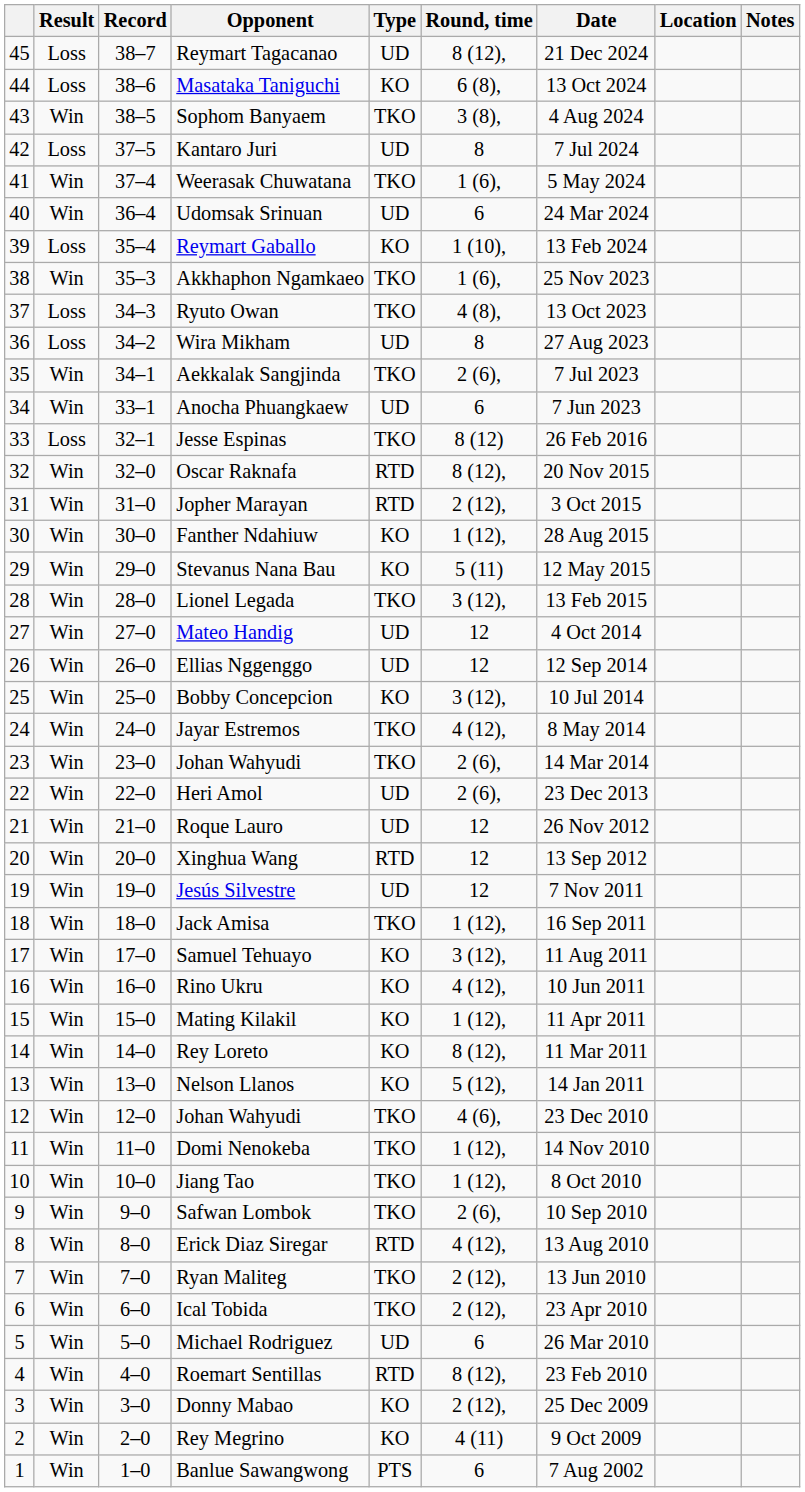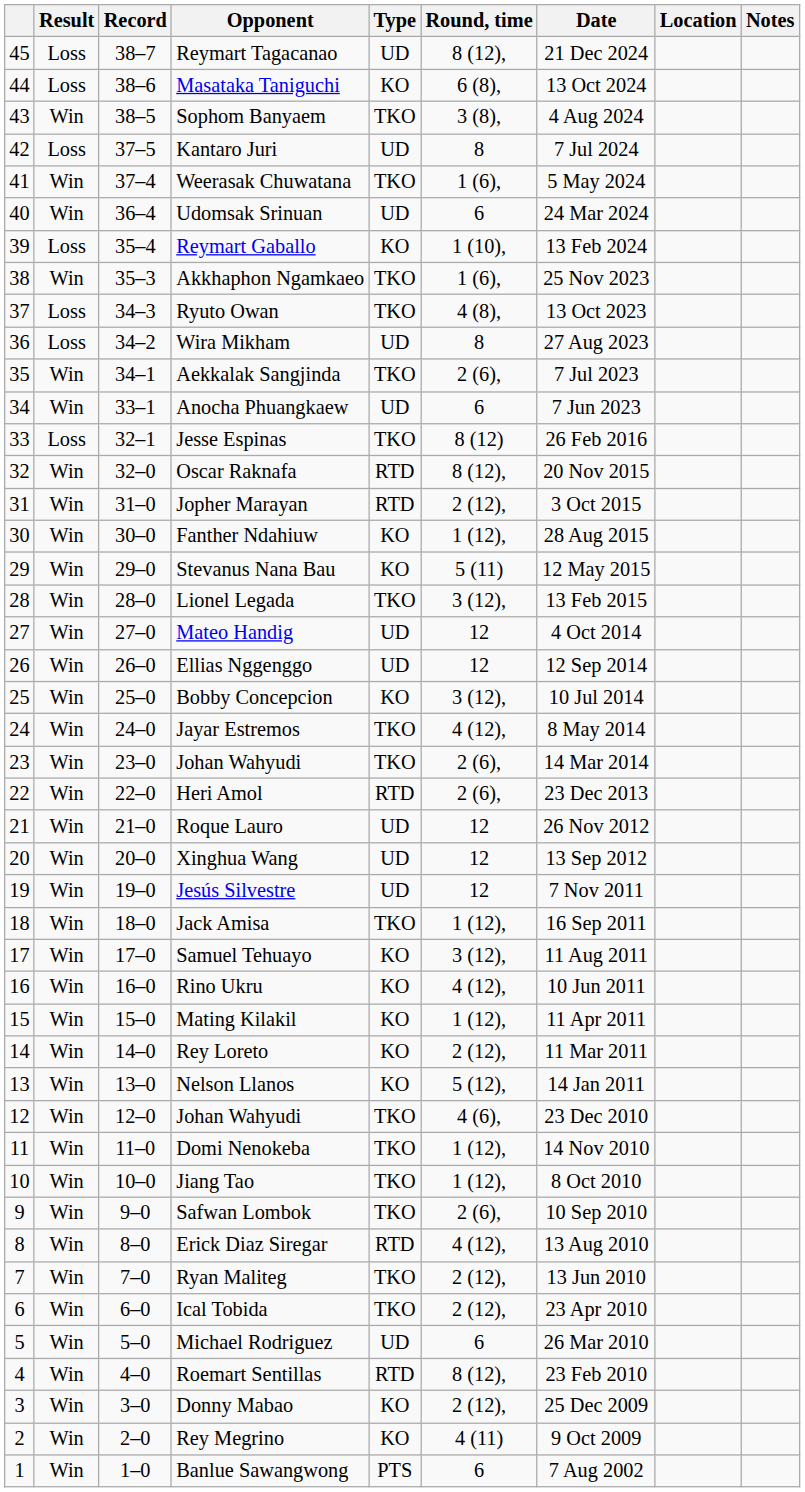(395, 794) UD -> (395, 794) RTD
(395, 858) RTD -> (395, 858) UD
(479, 1051) 8 (12), -> (479, 1051) 2 (12),
